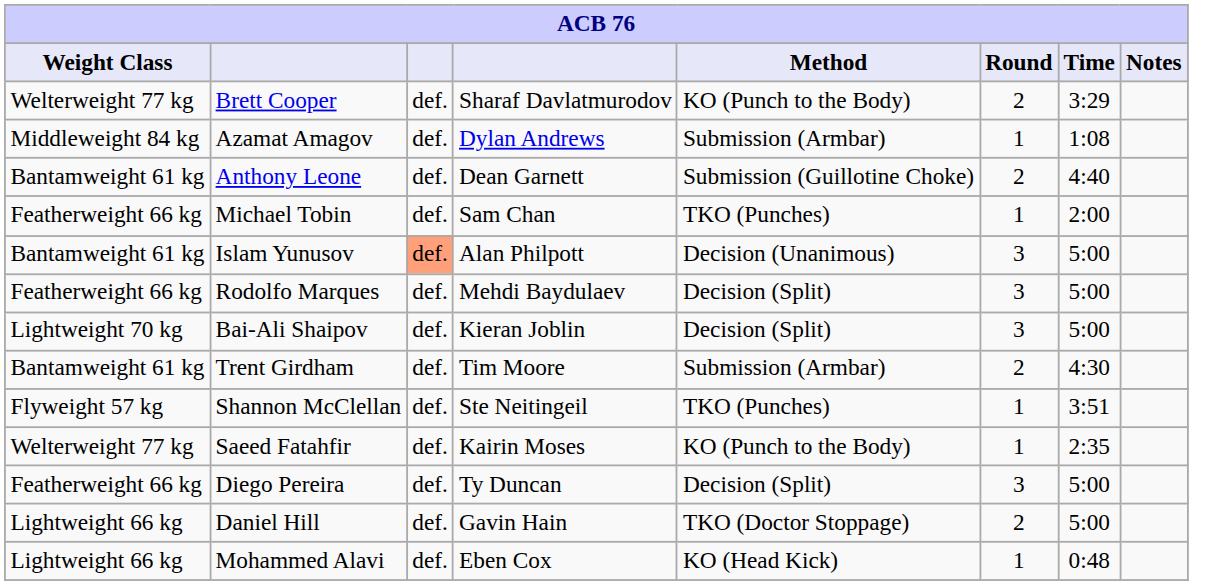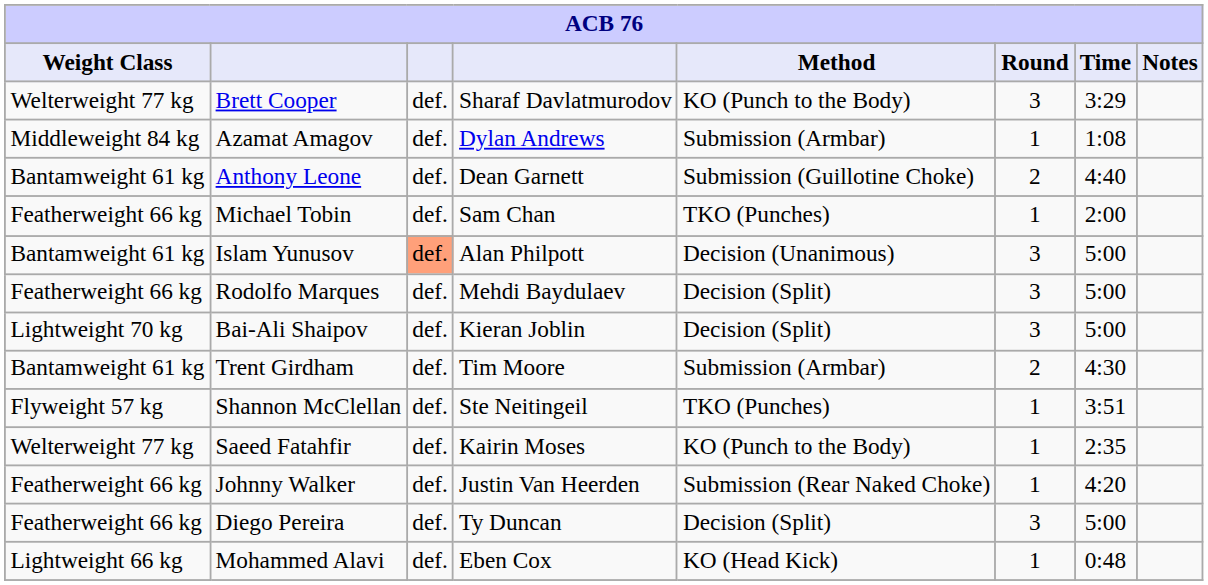(1019, 100) 2 -> (1035, 100) 3
+ row: (285, 484)
- row: (268, 522)
